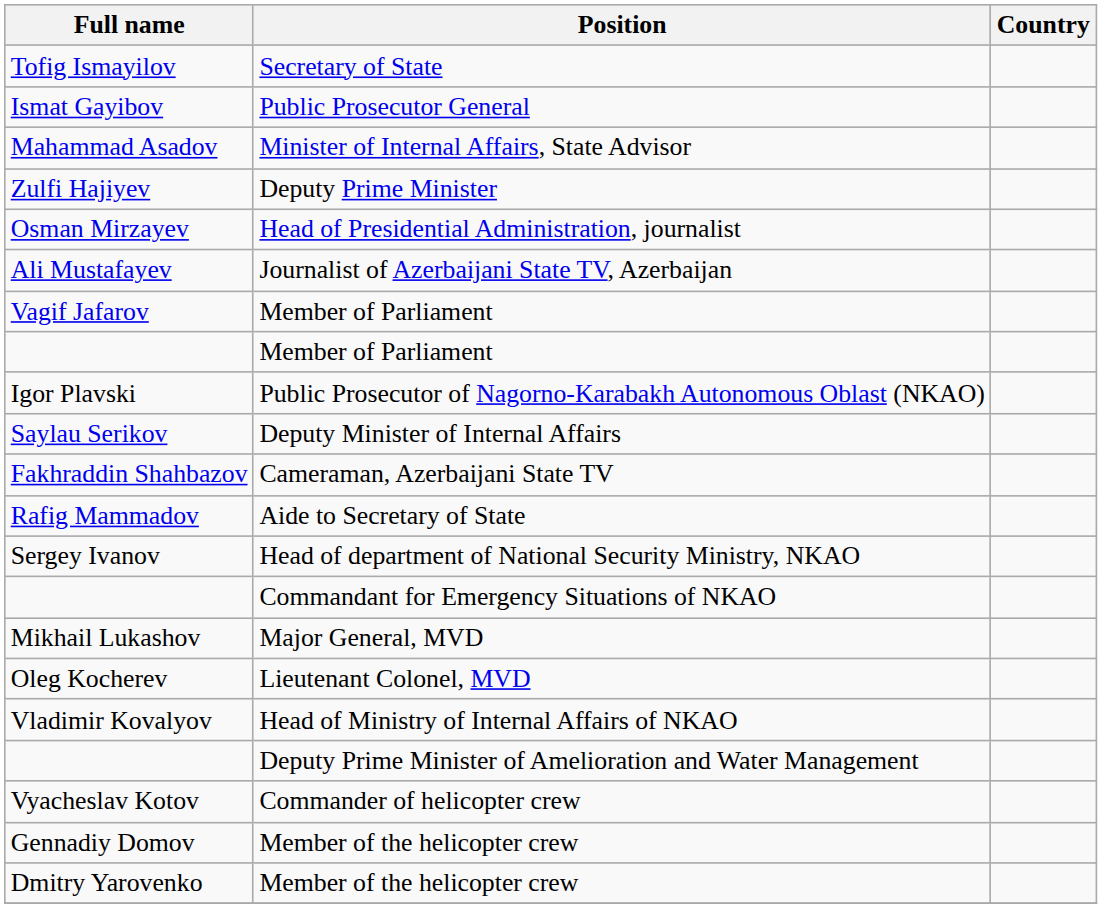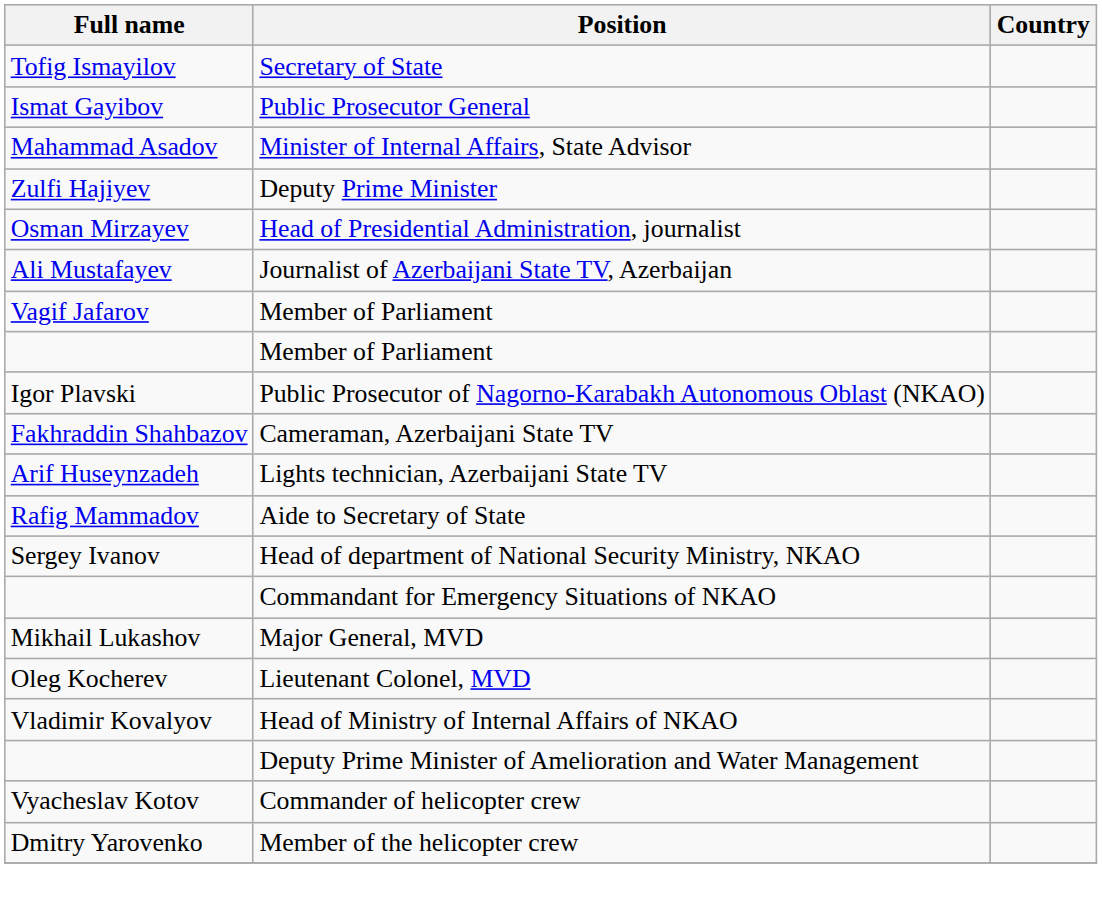- row: (89, 433)
+ row: (105, 474)
- row: (103, 842)
